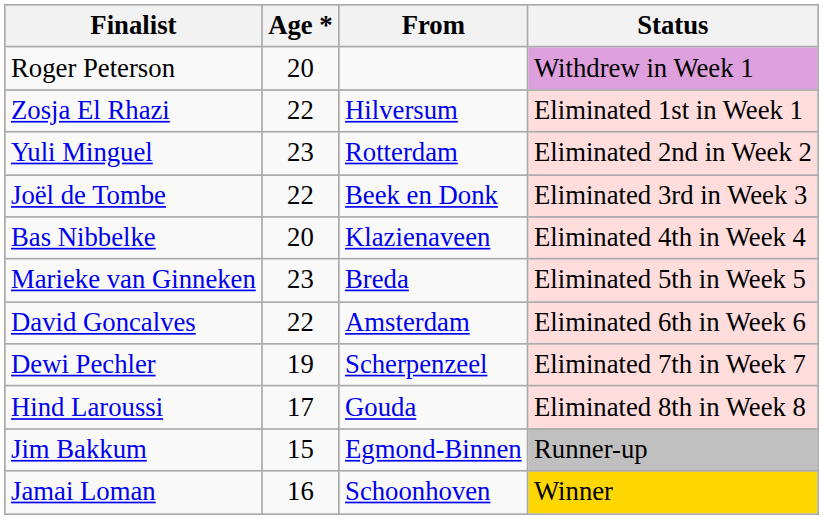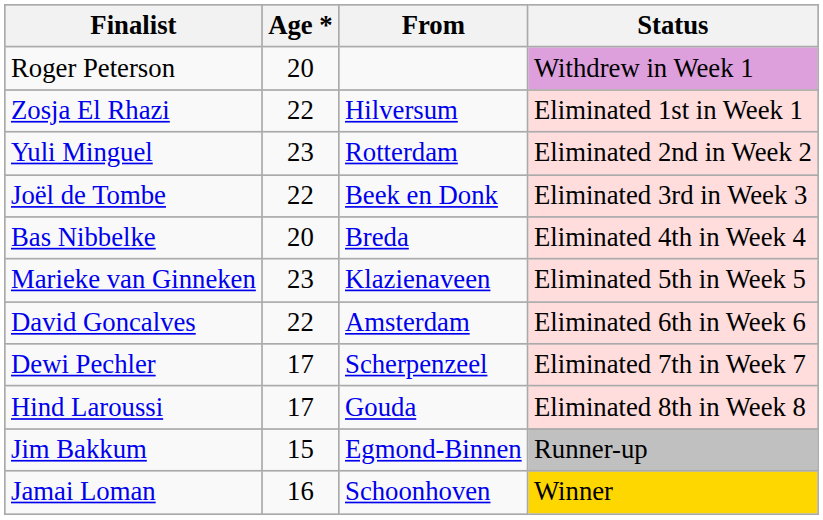(418, 237) Klazienaveen -> (377, 237) Breda
(377, 279) Breda -> (418, 279) Klazienaveen
(300, 364) 19 -> (300, 364) 17
